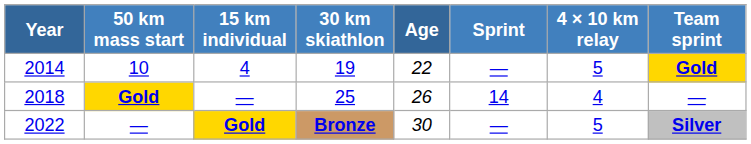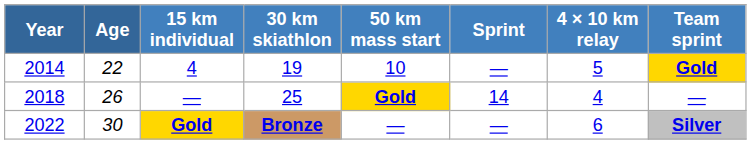columns swapped: (422, 29) <-> (139, 29)
(598, 125) 5 -> (598, 125) 6
